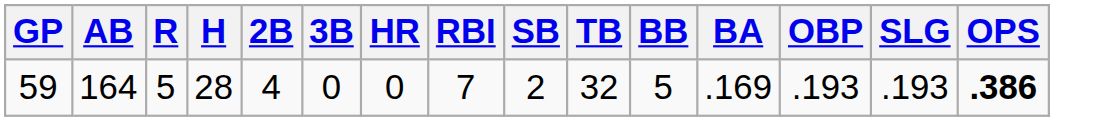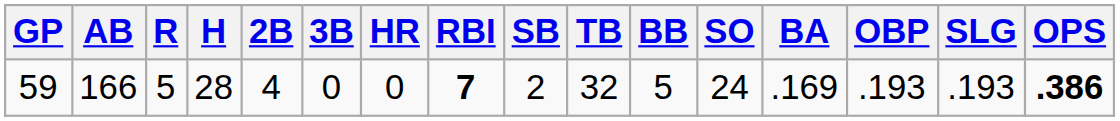+ column: (729, 32)
(108, 87) 164 -> (108, 87) 166
(466, 87) normal -> (466, 87) bold
